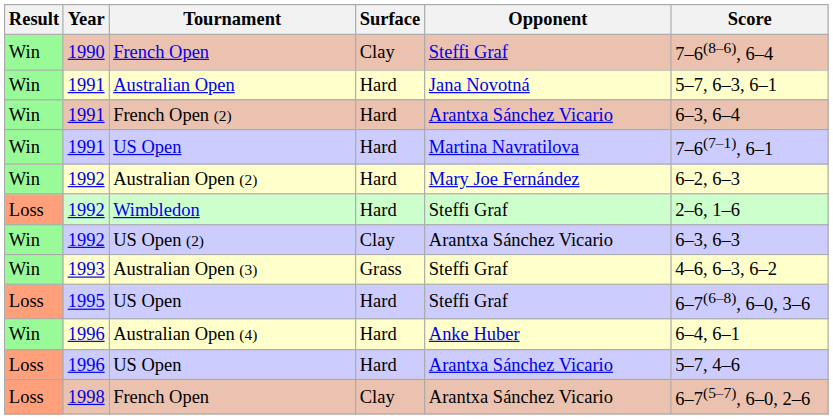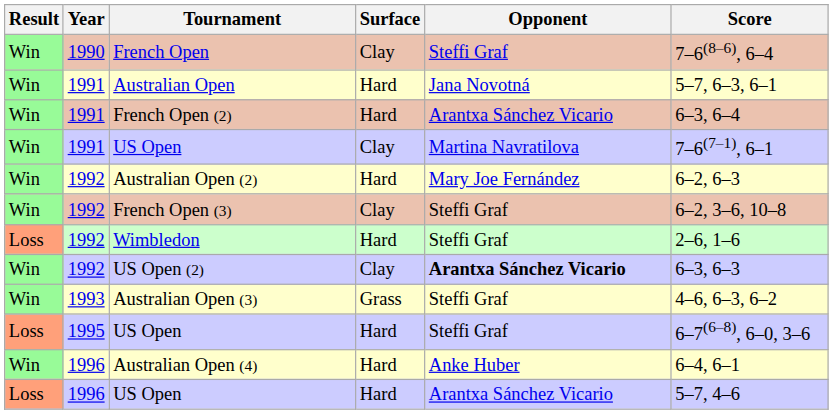(378, 146) Hard -> (377, 146) Clay
+ row: (86, 208)
(521, 238) normal -> (527, 268) bold
- row: (86, 396)
